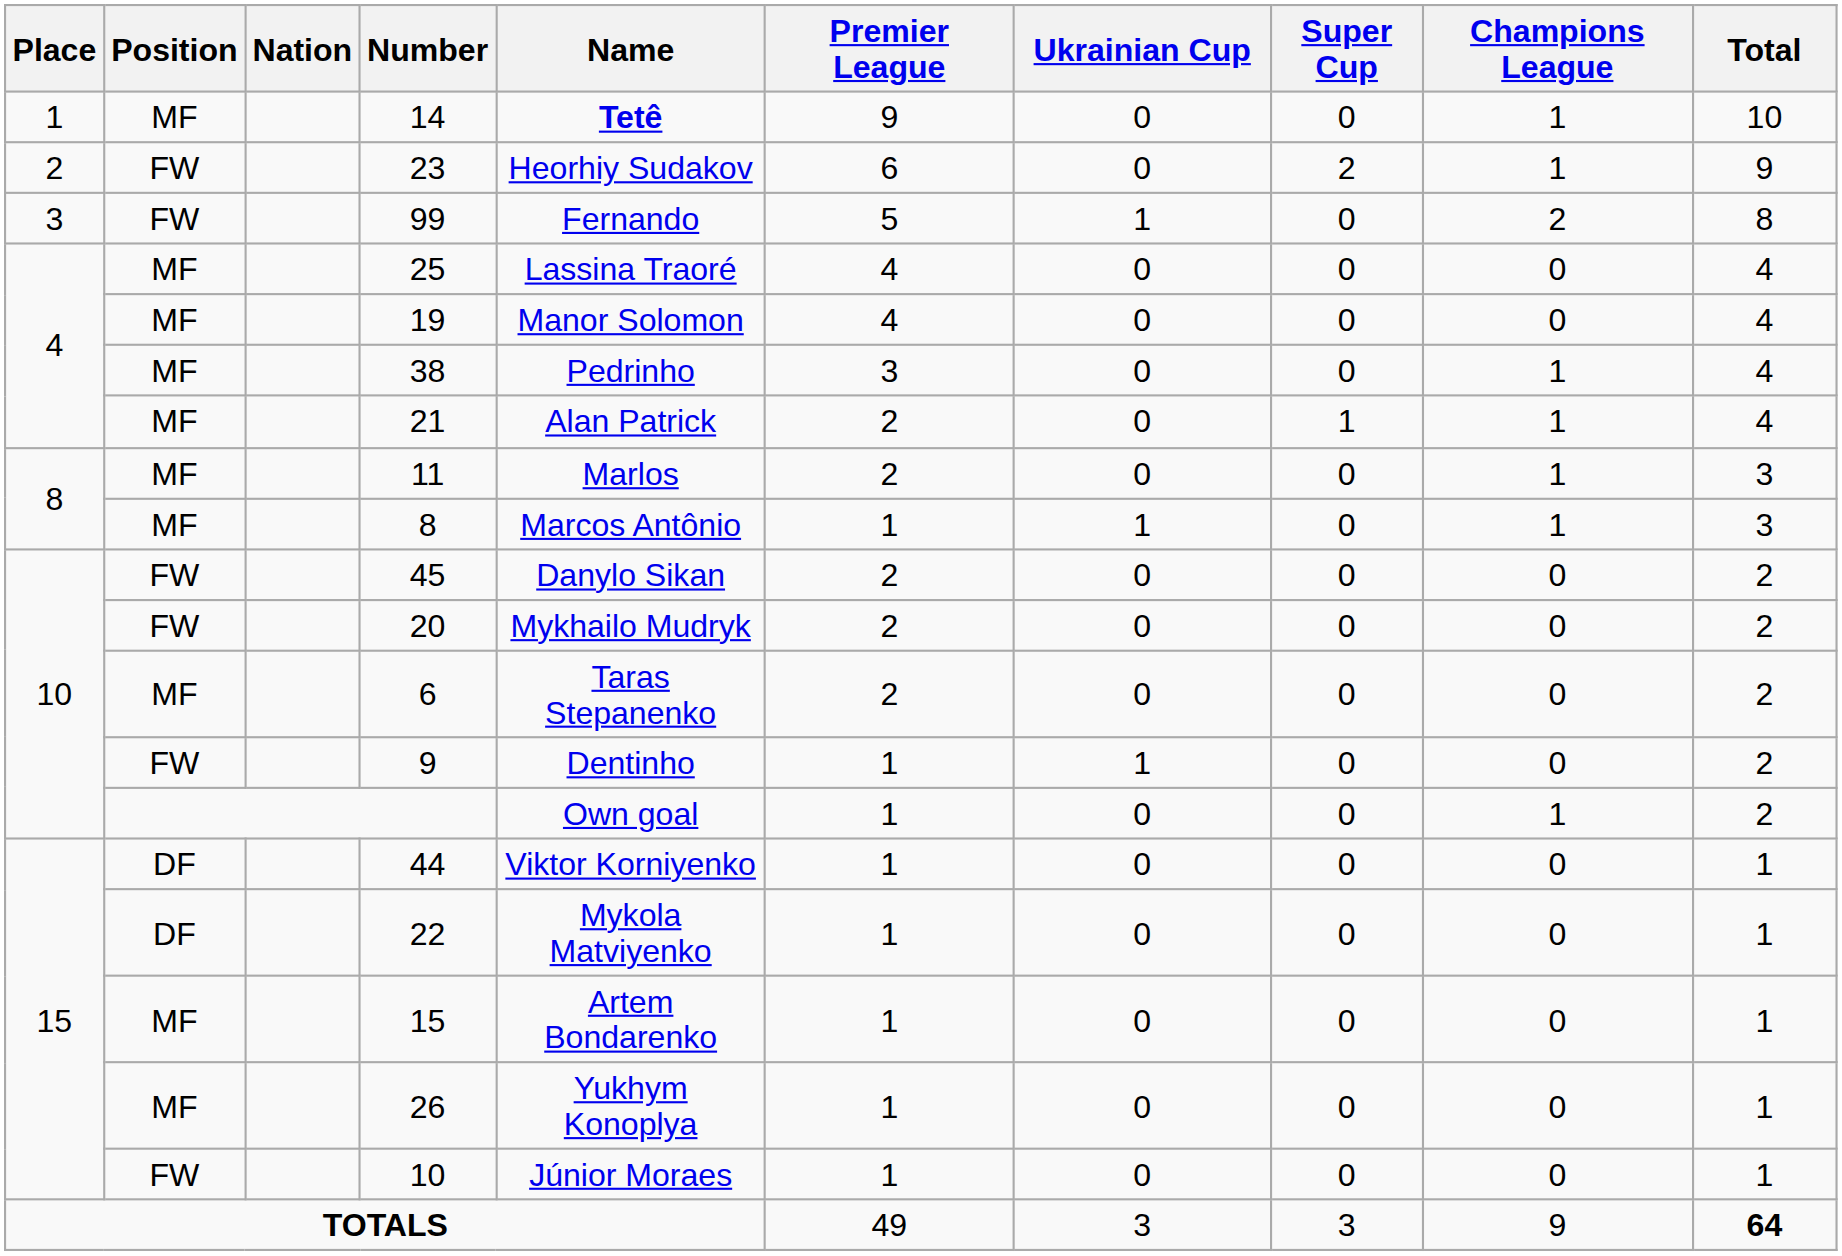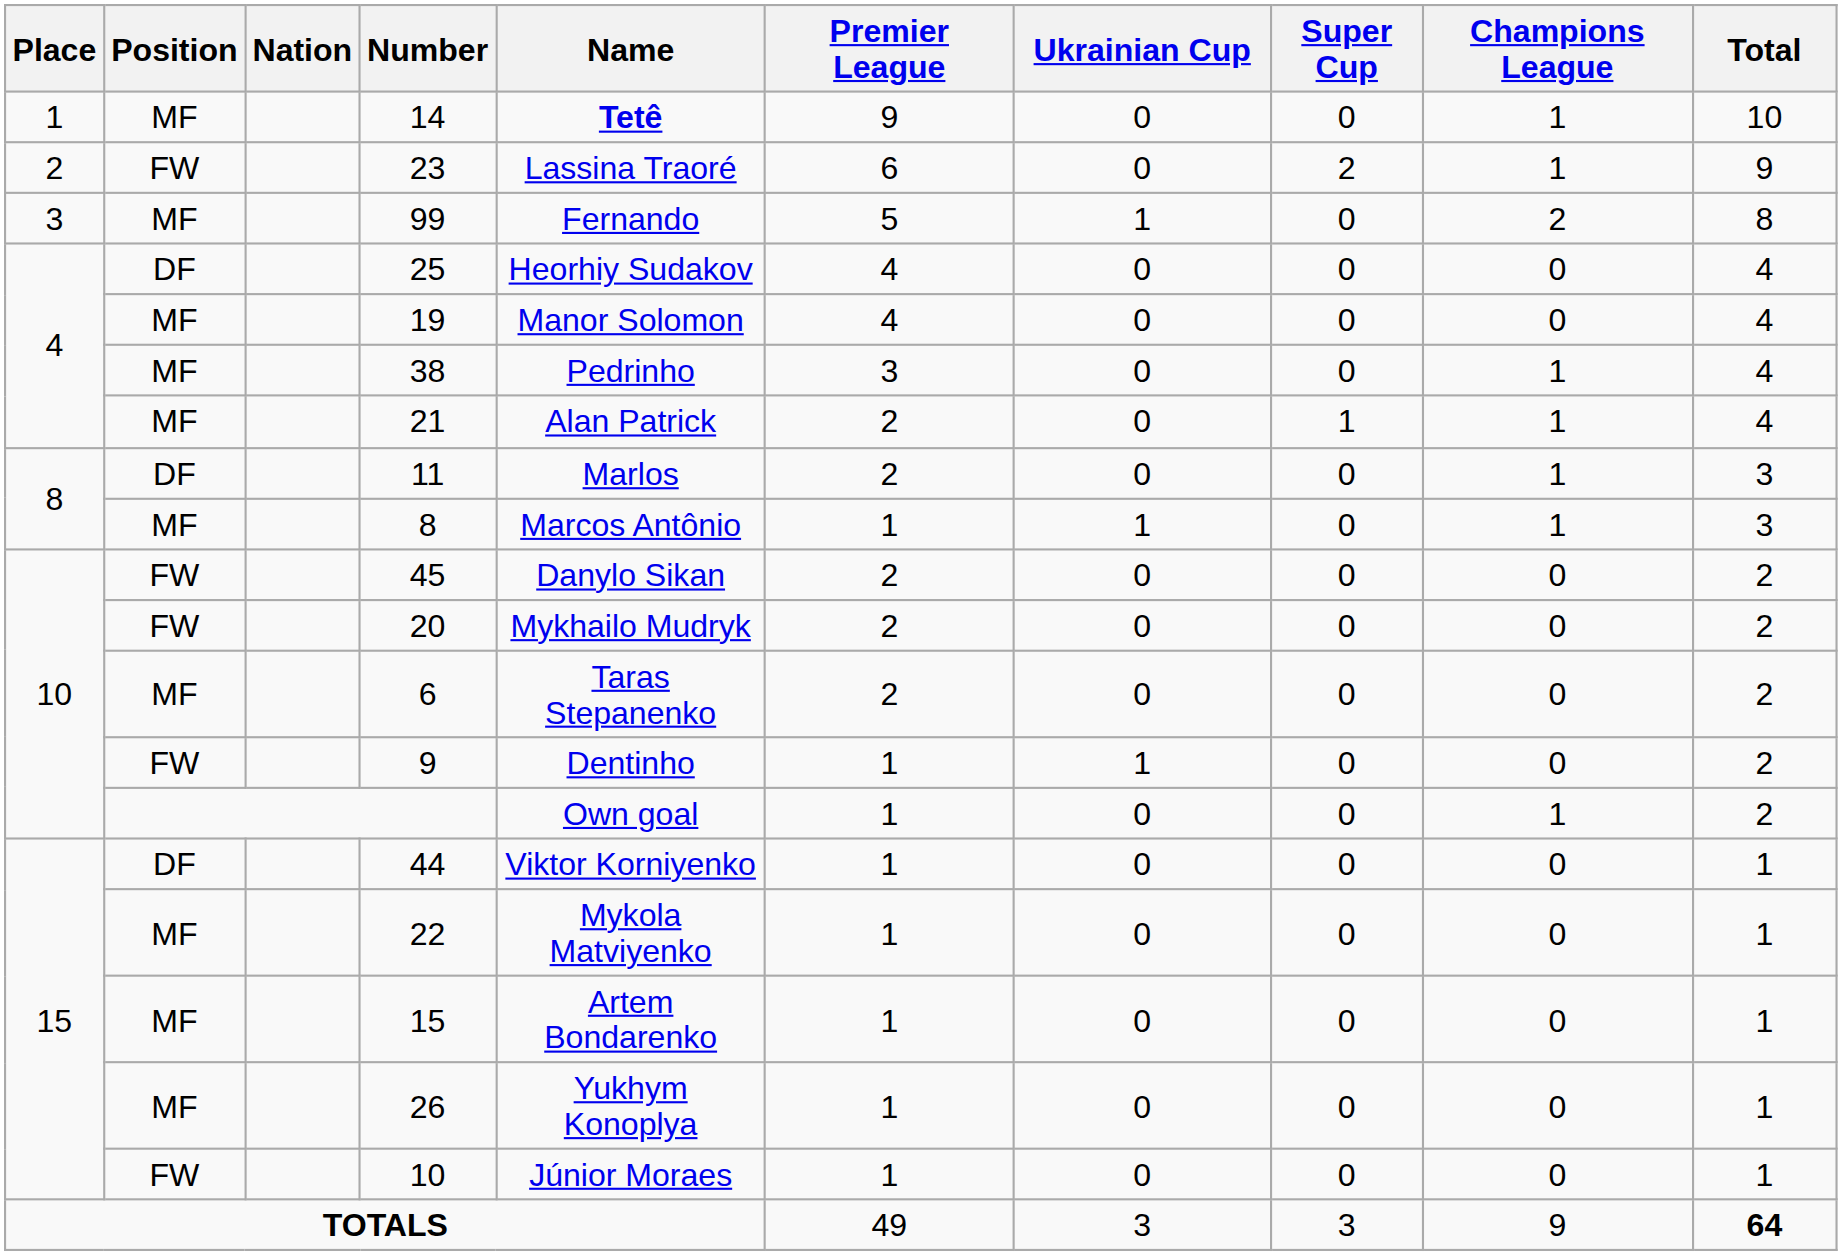(631, 168) Heorhiy Sudakov -> (631, 168) Lassina Traoré
(174, 219) FW -> (174, 219) MF
(174, 270) MF -> (174, 270) DF
(631, 270) Lassina Traoré -> (631, 270) Heorhiy Sudakov
(174, 473) MF -> (174, 473) DF
(174, 933) DF -> (174, 933) MF
